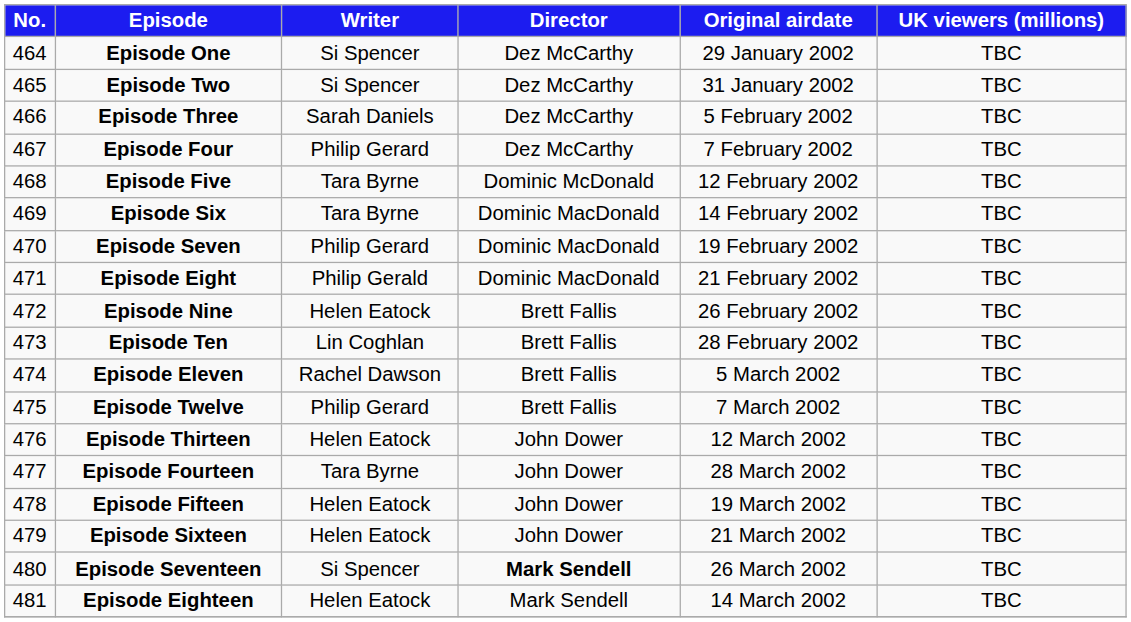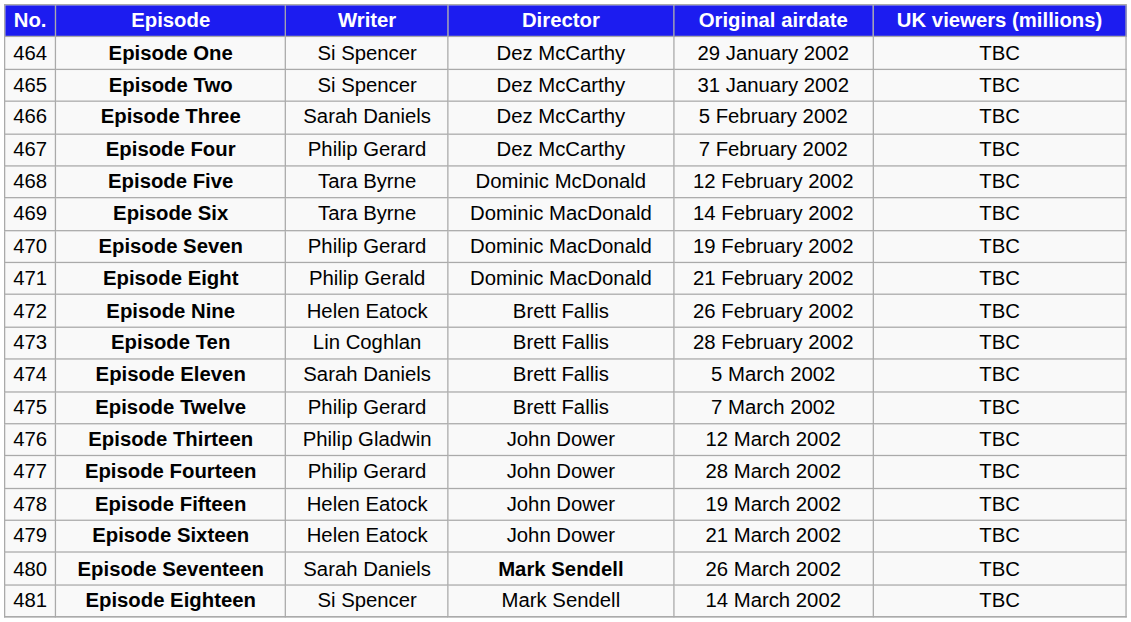(370, 375) Rachel Dawson -> (367, 375) Sarah Daniels
(370, 439) Helen Eatock -> (367, 439) Philip Gladwin
(370, 471) Tara Byrne -> (367, 471) Philip Gerard
(370, 568) Si Spencer -> (367, 568) Sarah Daniels
(370, 600) Helen Eatock -> (367, 600) Si Spencer
